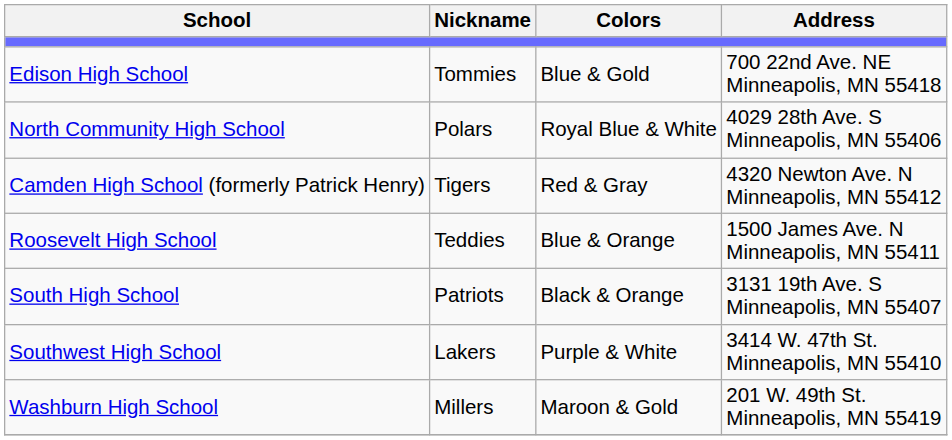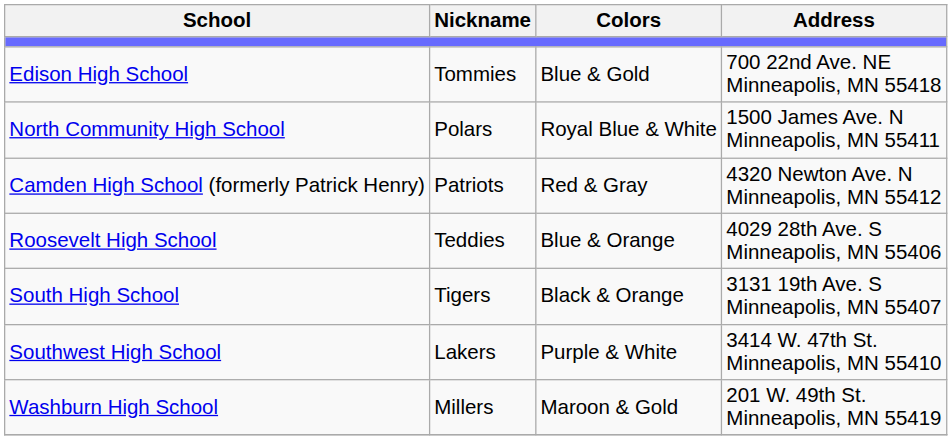(834, 129) 4029 28th Ave. S Minneapolis, MN 55406 -> (833, 129) 1500 James Ave. N Minneapolis, MN 55411
(462, 185) Tigers -> (469, 185) Patriots
(833, 240) 1500 James Ave. N Minneapolis, MN 55411 -> (834, 240) 4029 28th Ave. S Minneapolis, MN 55406
(469, 296) Patriots -> (462, 296) Tigers
